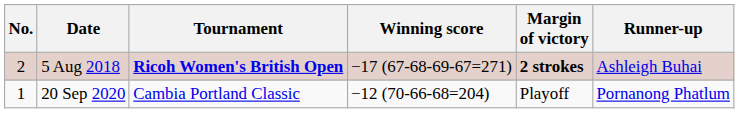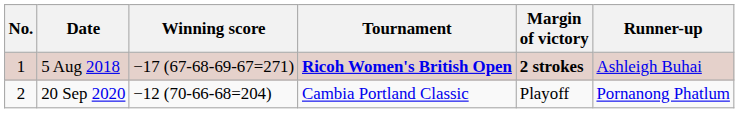columns swapped: (238, 28) <-> (432, 28)
(21, 66) 2 -> (21, 66) 1
(21, 94) 1 -> (21, 94) 2
